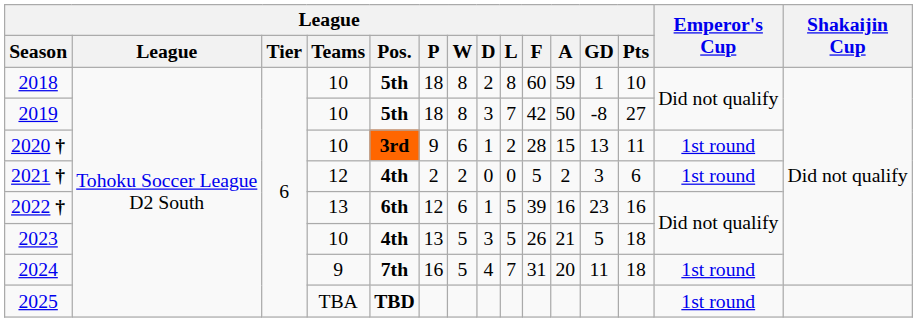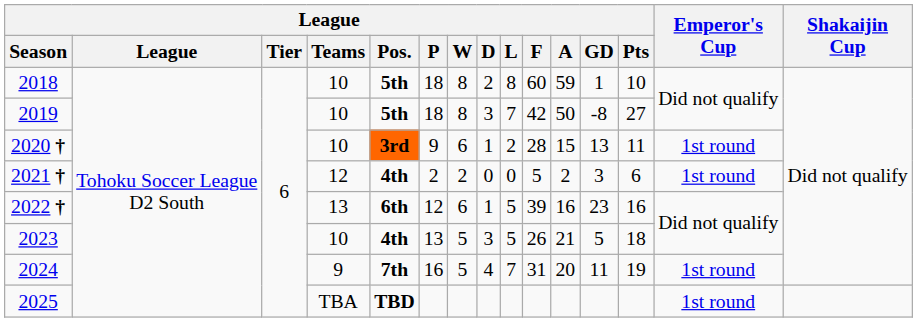(636, 269) 18 -> (636, 269) 19
